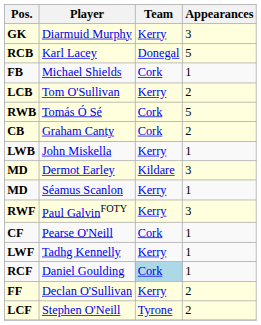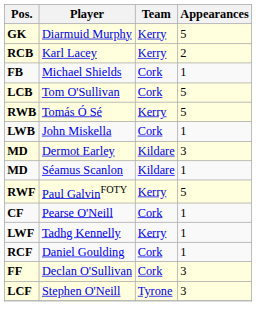(188, 33) 3 -> (183, 33) 5
(159, 53) Donegal -> (152, 53) Kerry
(188, 53) 5 -> (183, 53) 2
(152, 92) Kerry -> (150, 92) Cork
(188, 92) 2 -> (183, 92) 5
(150, 111) Cork -> (152, 111) Kerry
- row: (78, 131)
(152, 151) Kerry -> (150, 131) Cork
(152, 190) Kerry -> (156, 170) Kildare
(188, 211) 3 -> (183, 191) 5
(150, 271) lightblue background -> (150, 252) no background
(152, 291) Kerry -> (150, 271) Cork
(188, 291) 2 -> (183, 271) 3
(188, 310) 2 -> (183, 291) 3
